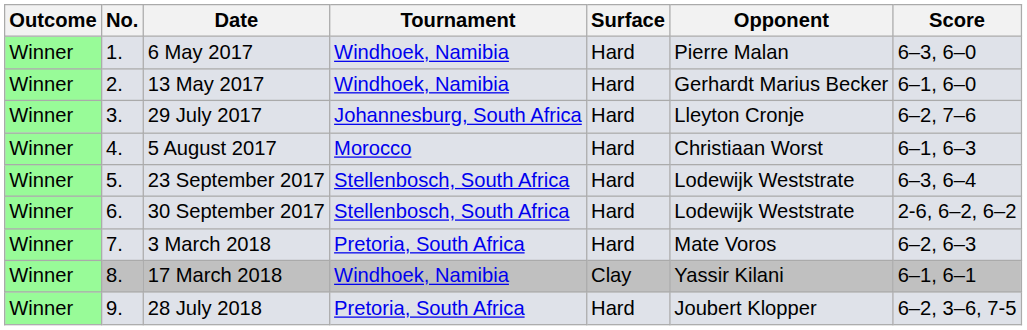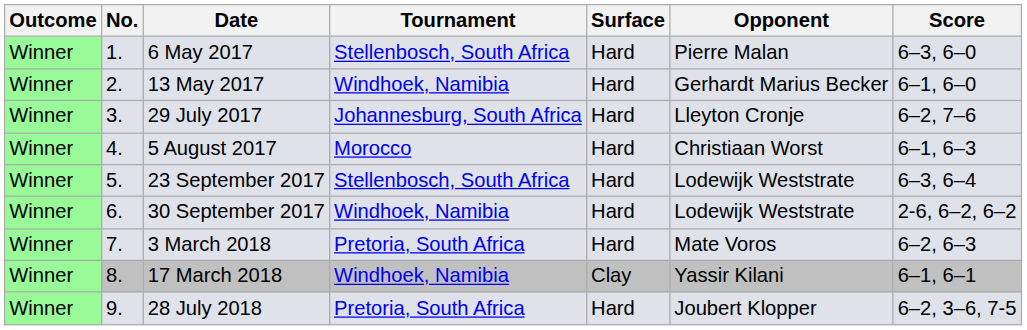(422, 52) Windhoek, Namibia -> (452, 52) Stellenbosch, South Africa
(452, 212) Stellenbosch, South Africa -> (422, 212) Windhoek, Namibia
